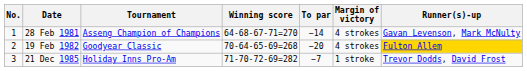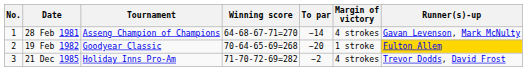(357, 47) 4 strokes -> (355, 47) 1 stroke
(316, 60) −7 -> (316, 60) −2
(355, 60) 1 stroke -> (357, 60) 4 strokes
